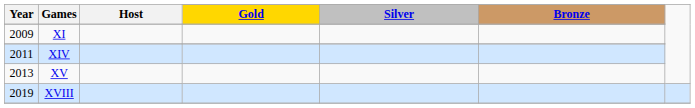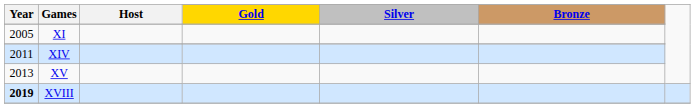(22, 34) 2009 -> (22, 34) 2005
(22, 93) normal -> (22, 93) bold
